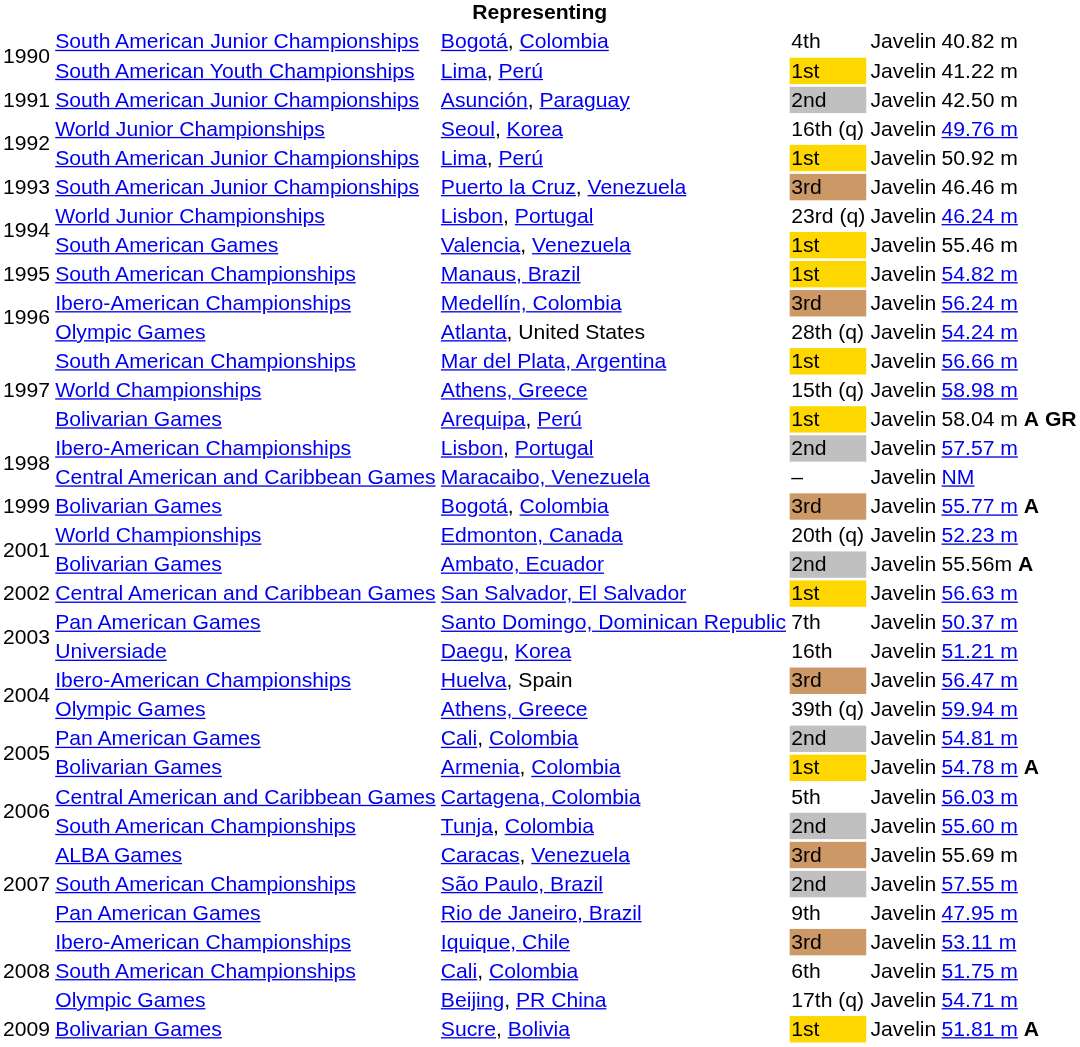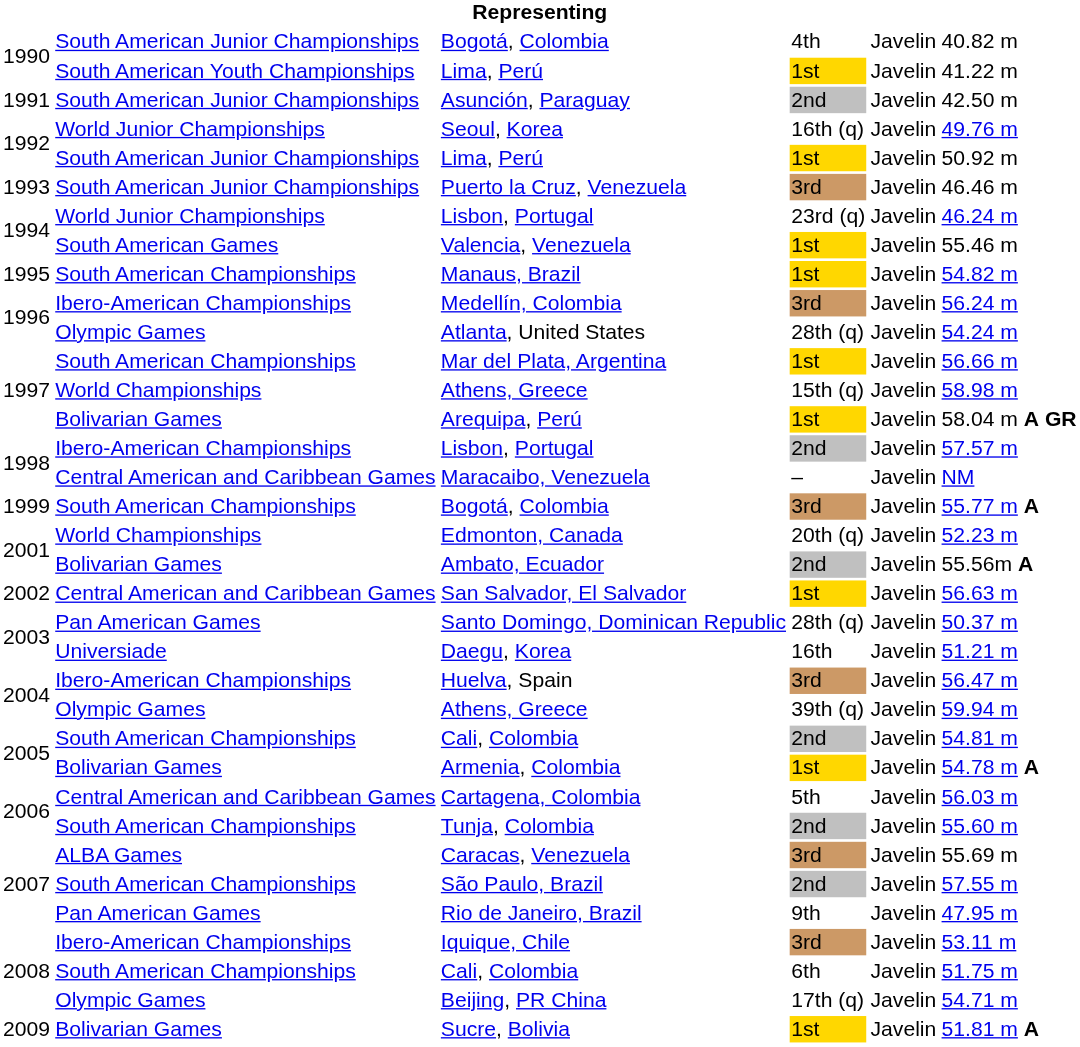(139, 506) Bolivarian Games -> (205, 506) South American Championships
(806, 622) 7th -> (828, 622) 28th (q)
(158, 738) Pan American Games -> (205, 738) South American Championships
